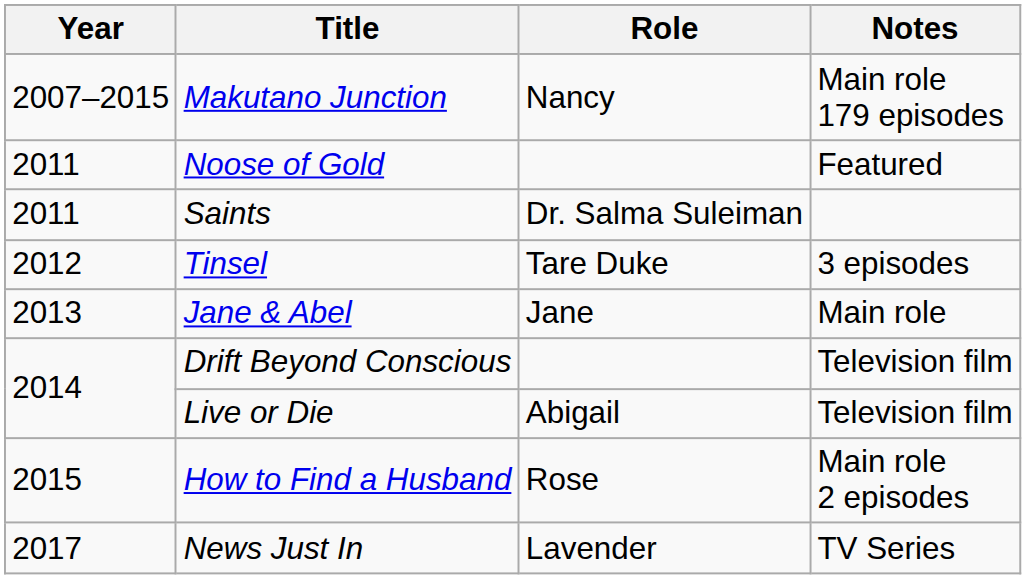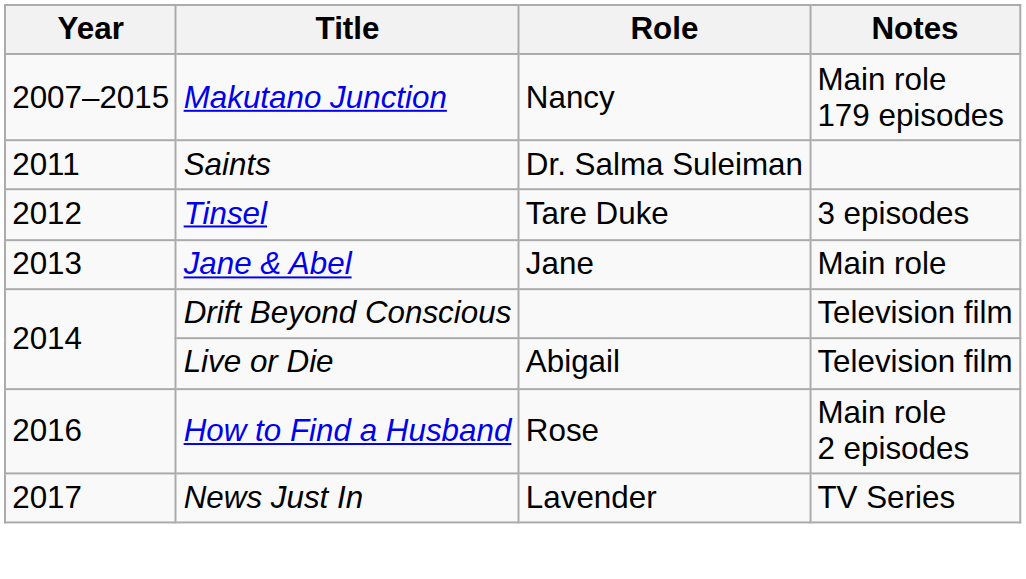- row: (284, 164)
(47, 480) 2015 -> (47, 430) 2016
